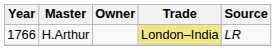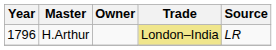(22, 34) 1766 -> (22, 34) 1796
